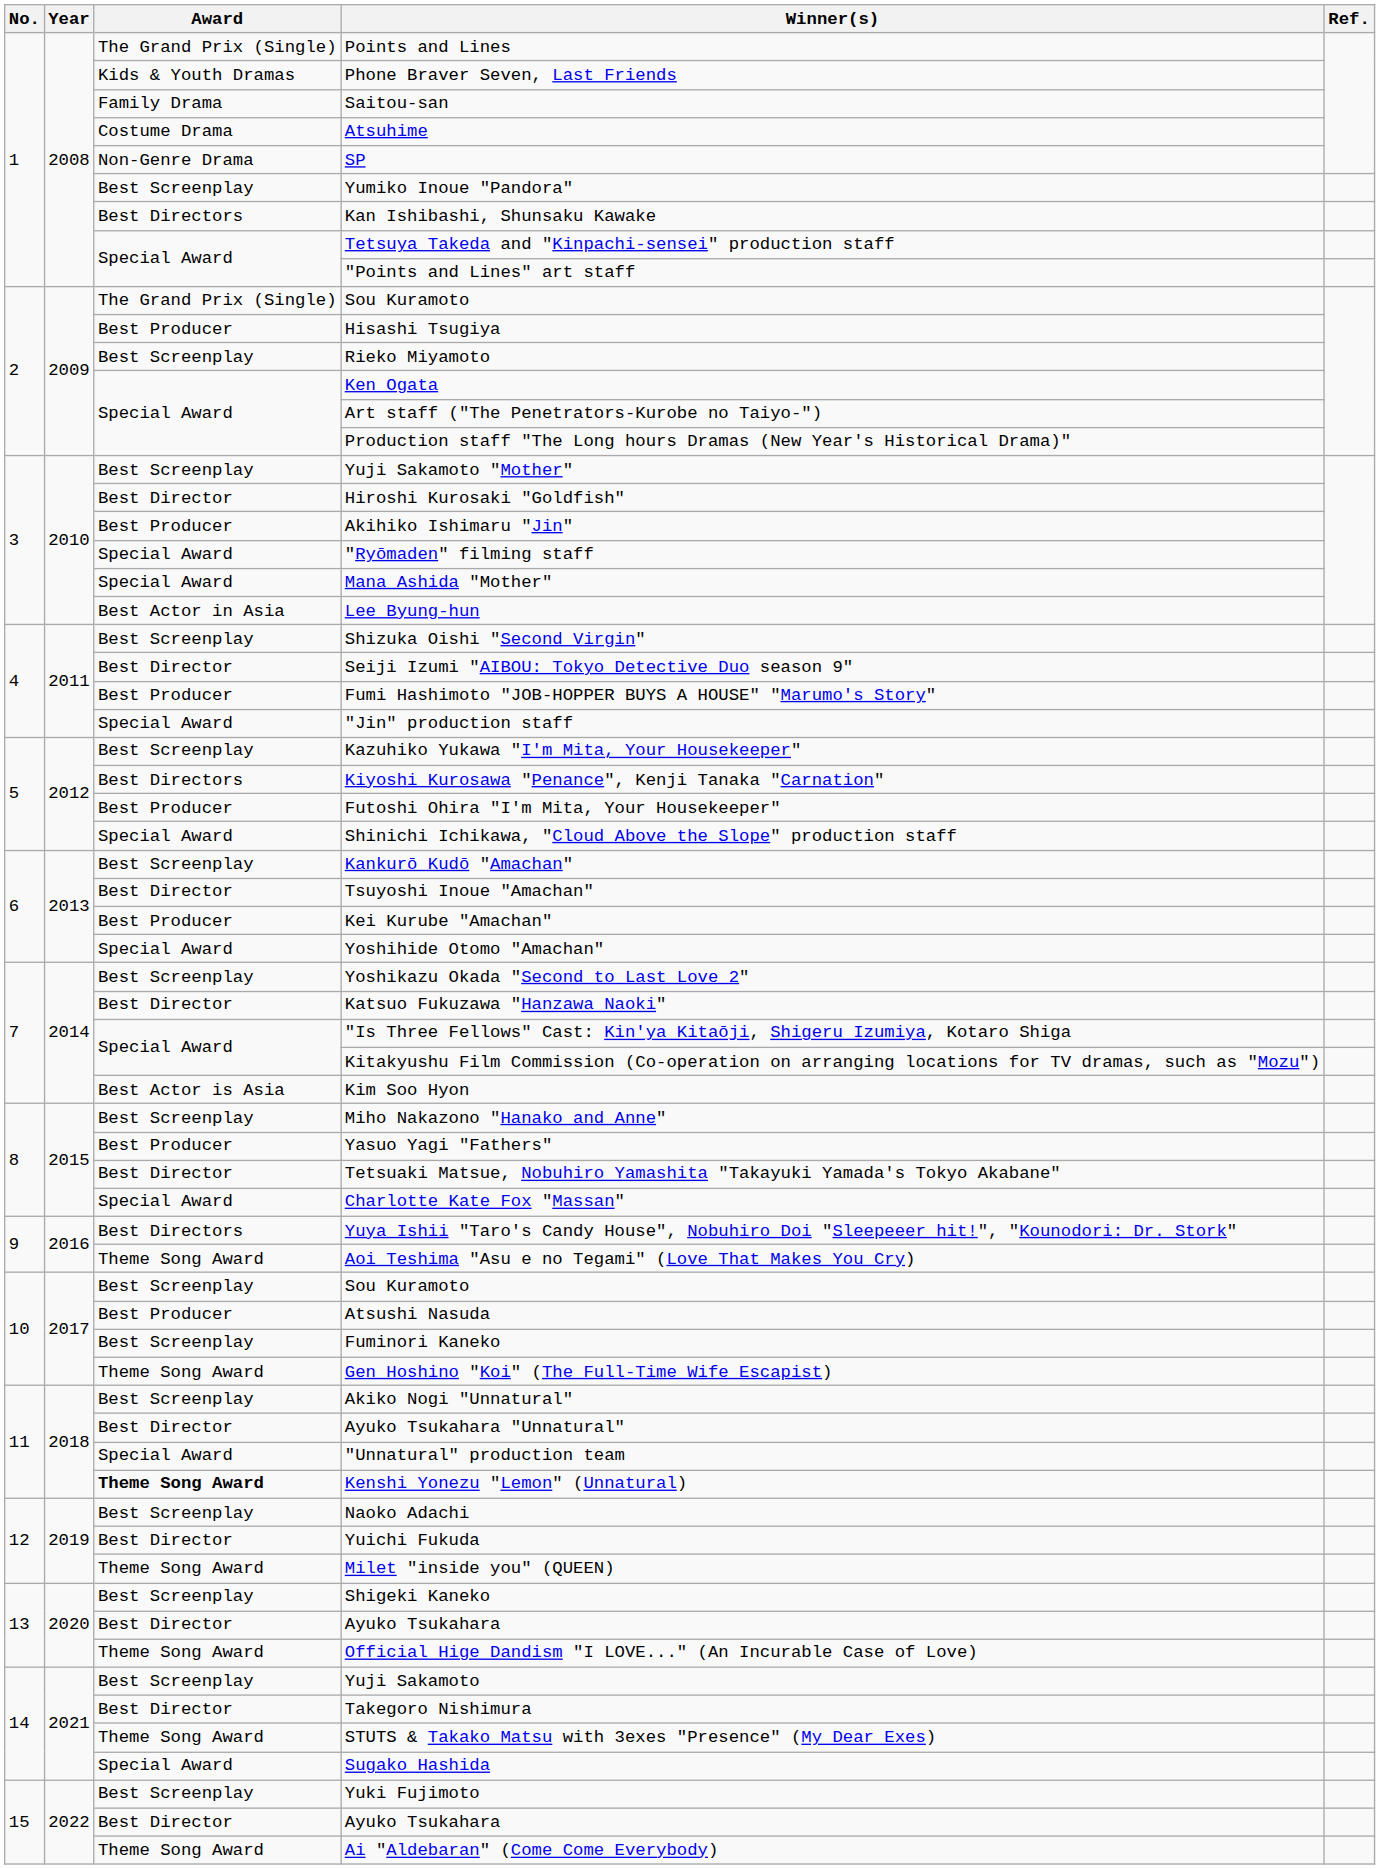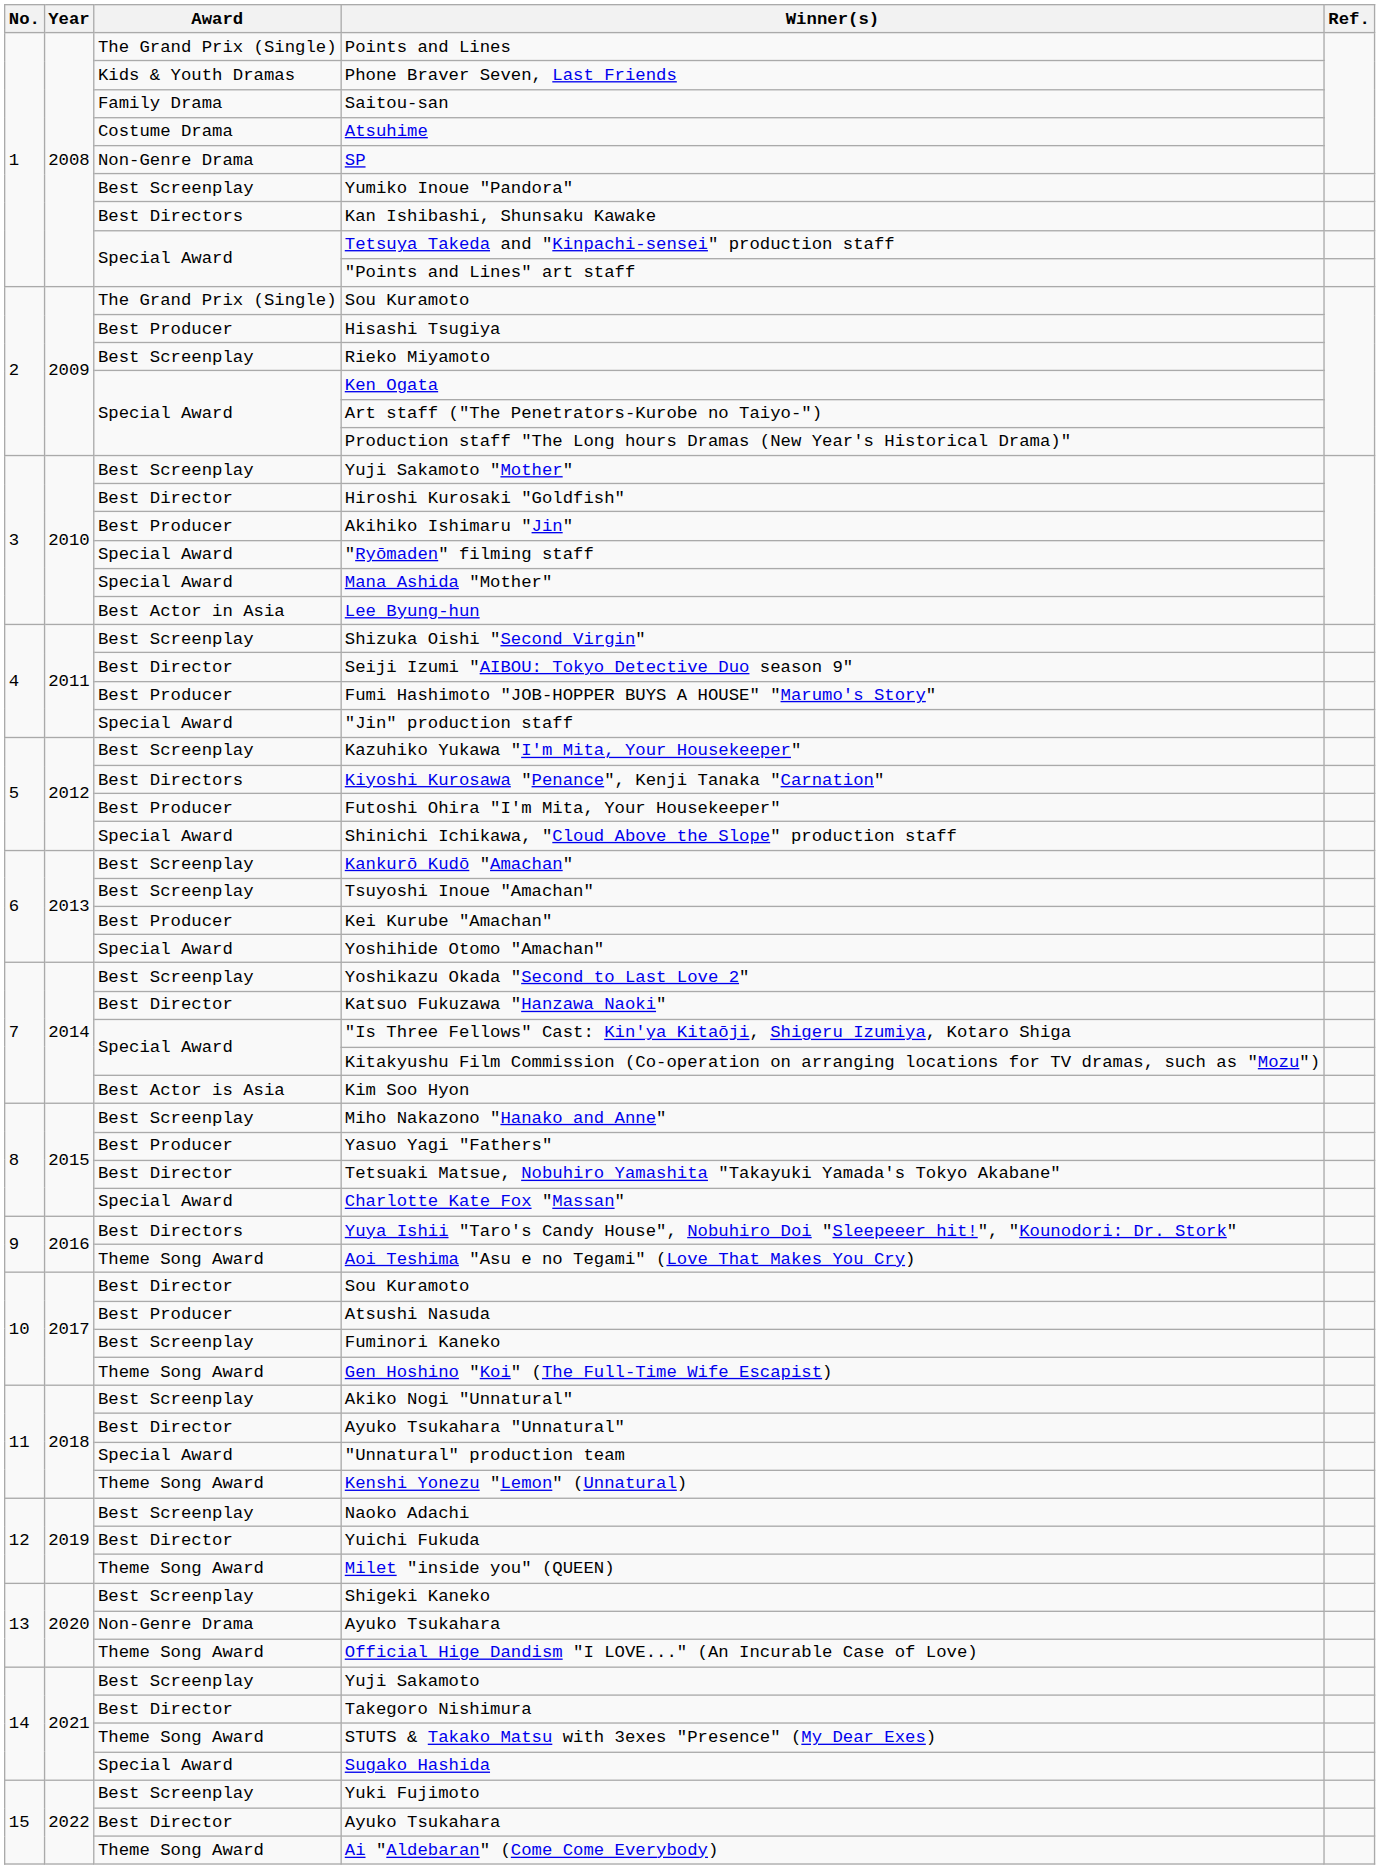(165, 892) Best Director -> (176, 892) Best Screenplay
(176, 1287) Best Screenplay -> (165, 1287) Best Director
(181, 1484) bold -> (181, 1484) normal
(165, 1625) Best Director -> (176, 1625) Non-Genre Drama
